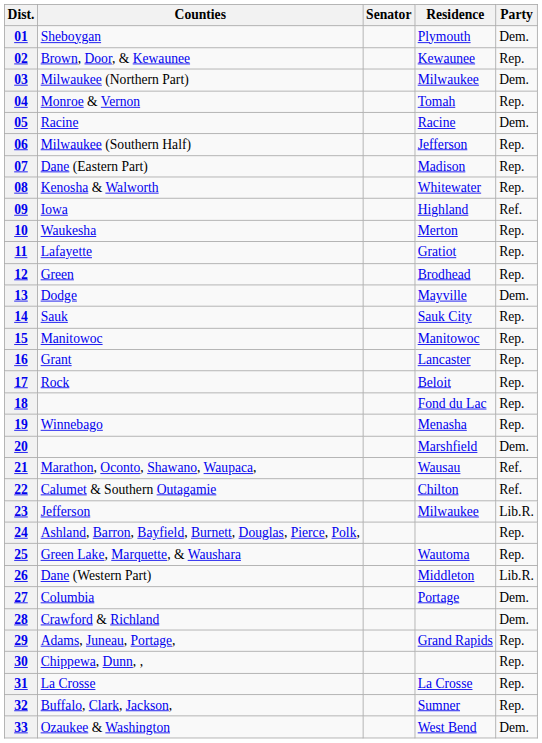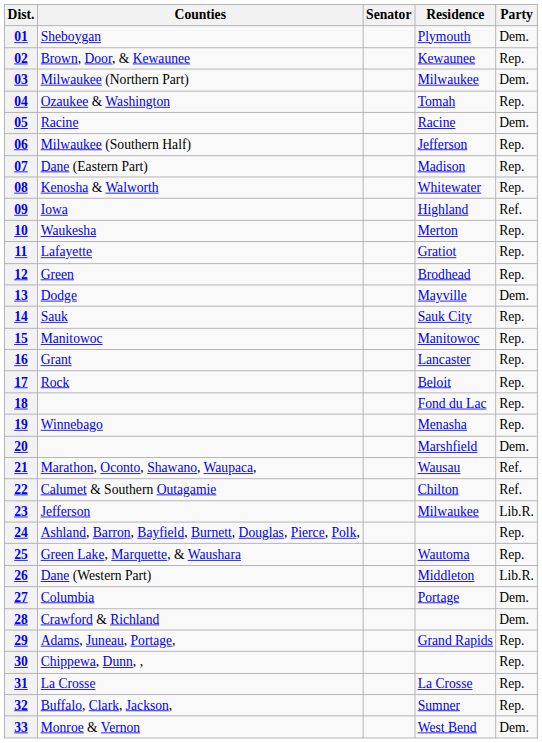(90, 101) Monroe & Vernon -> (105, 101) Ozaukee & Washington
(105, 727) Ozaukee & Washington -> (90, 727) Monroe & Vernon
